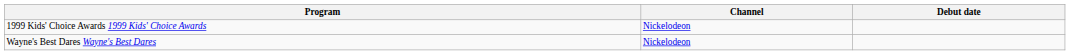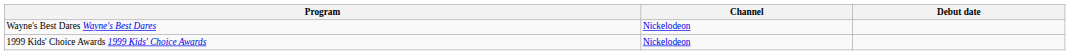rows swapped: (106, 27) <-> (81, 42)
